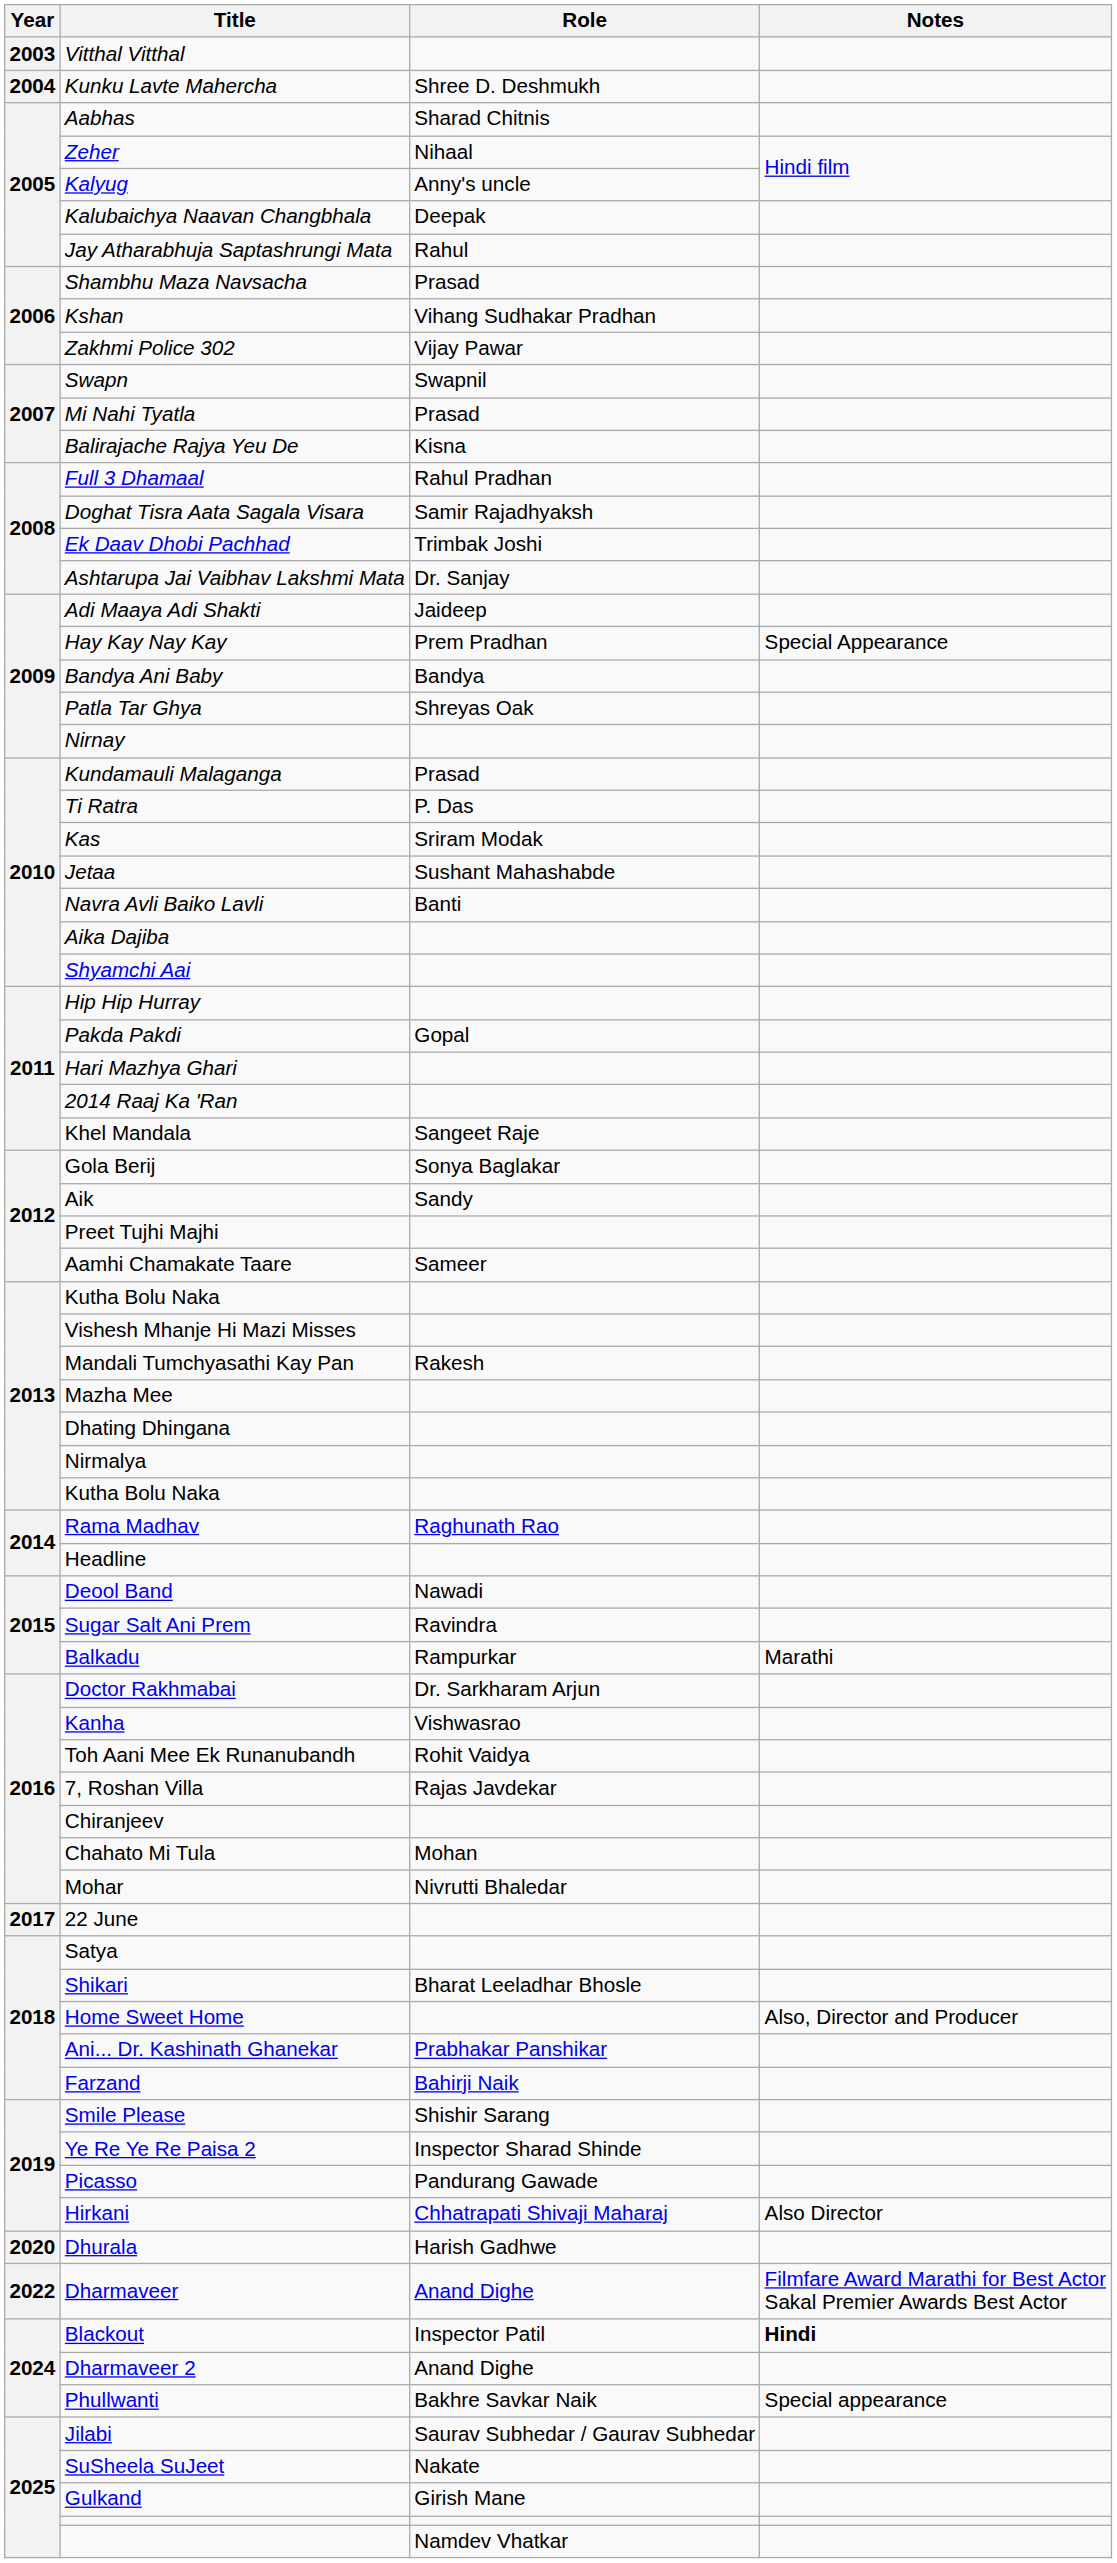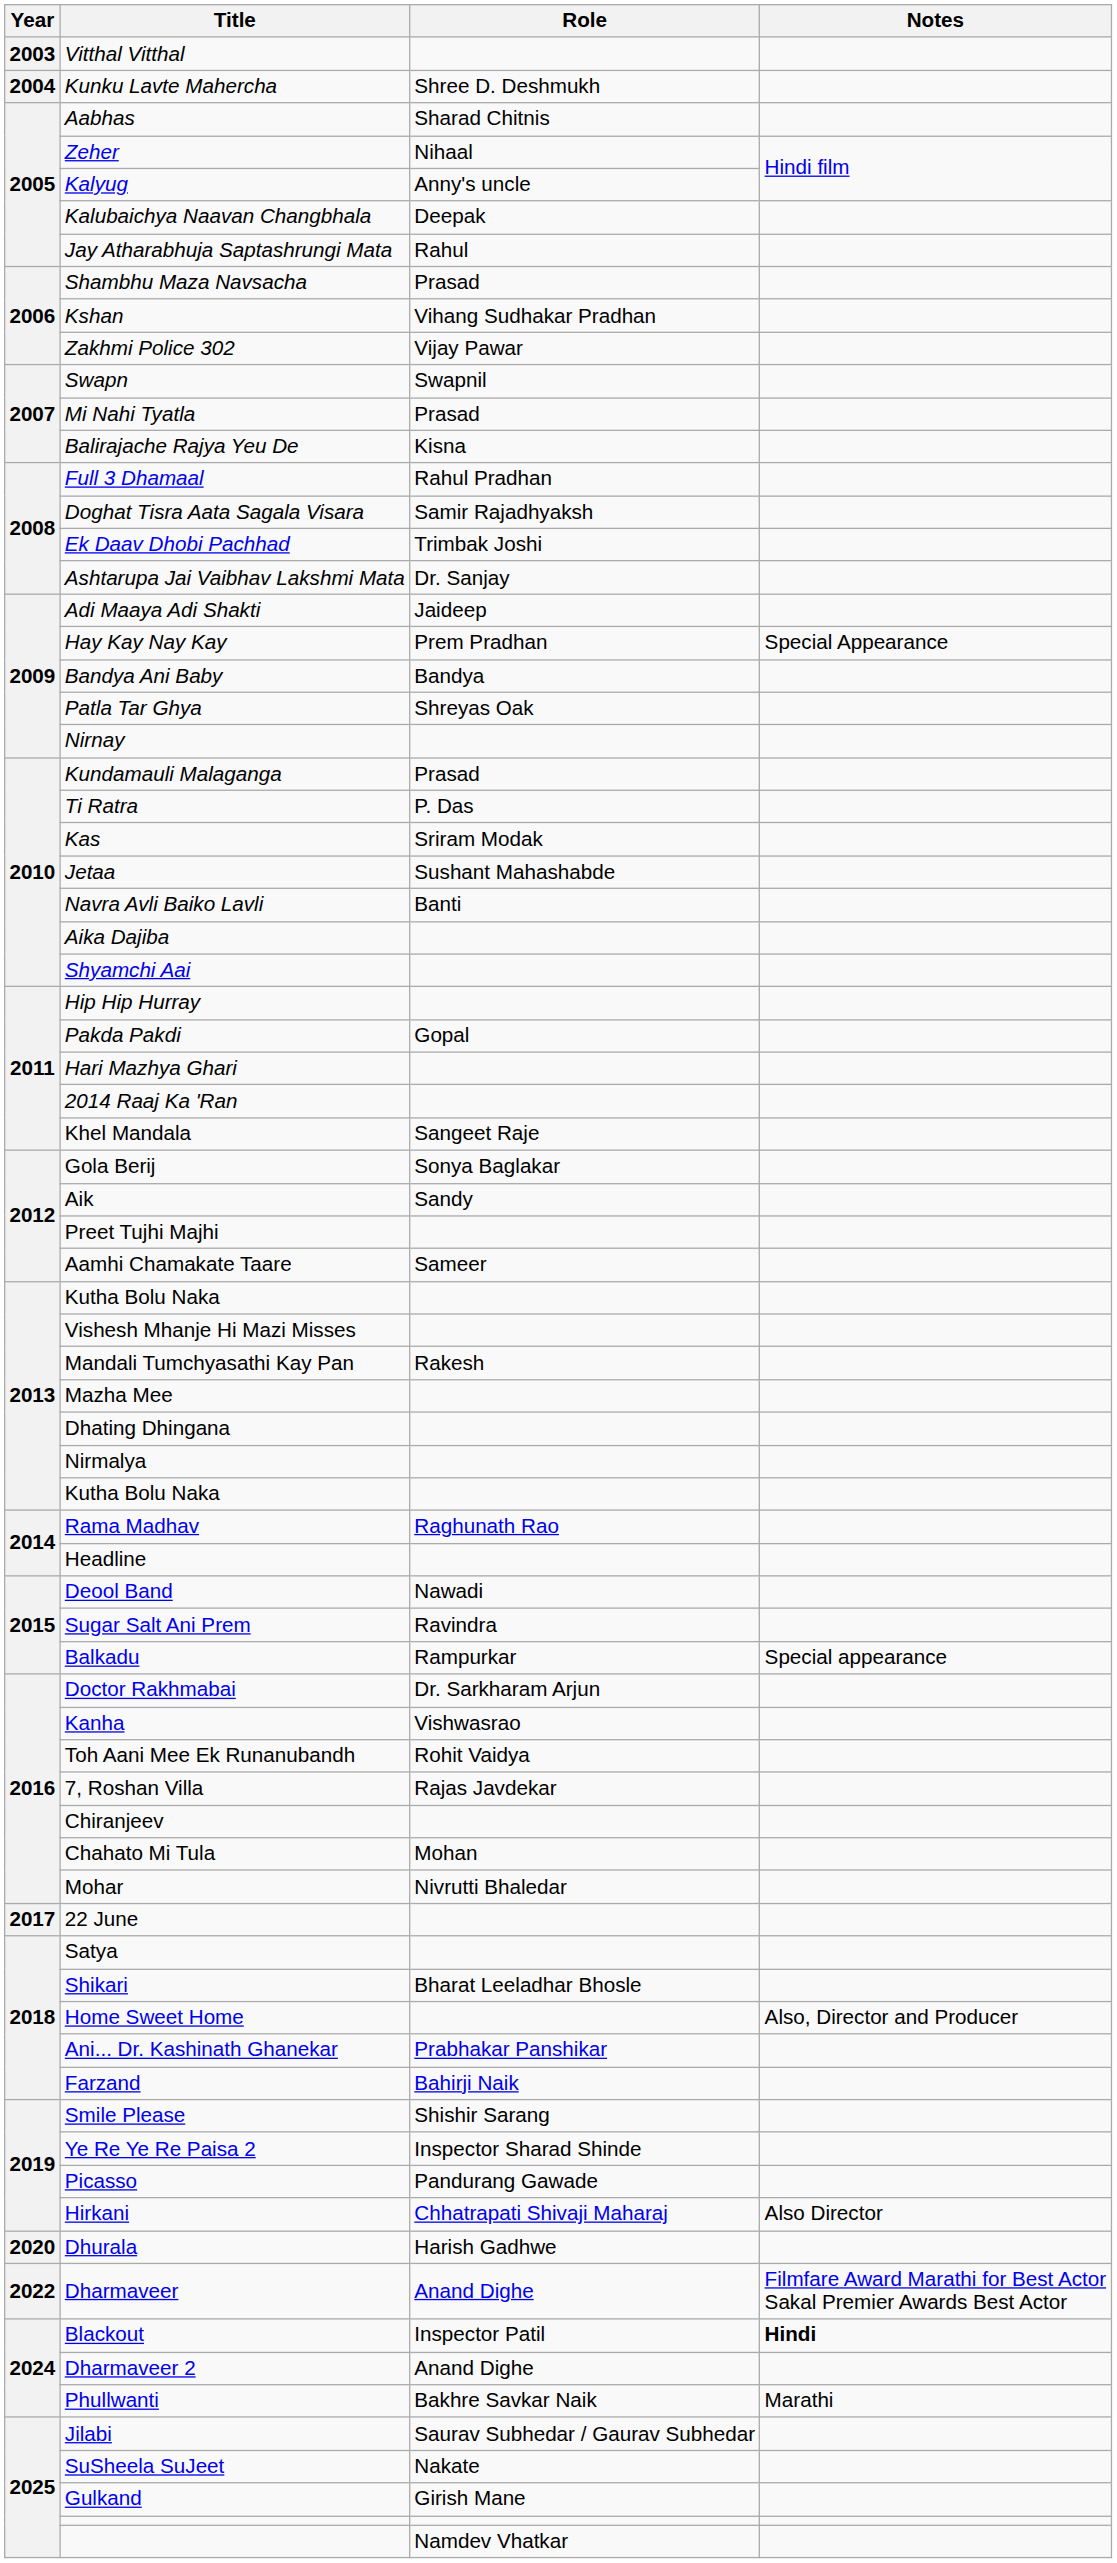(799, 1657) Marathi -> (856, 1657) Special appearance
(856, 2400) Special appearance -> (799, 2400) Marathi
